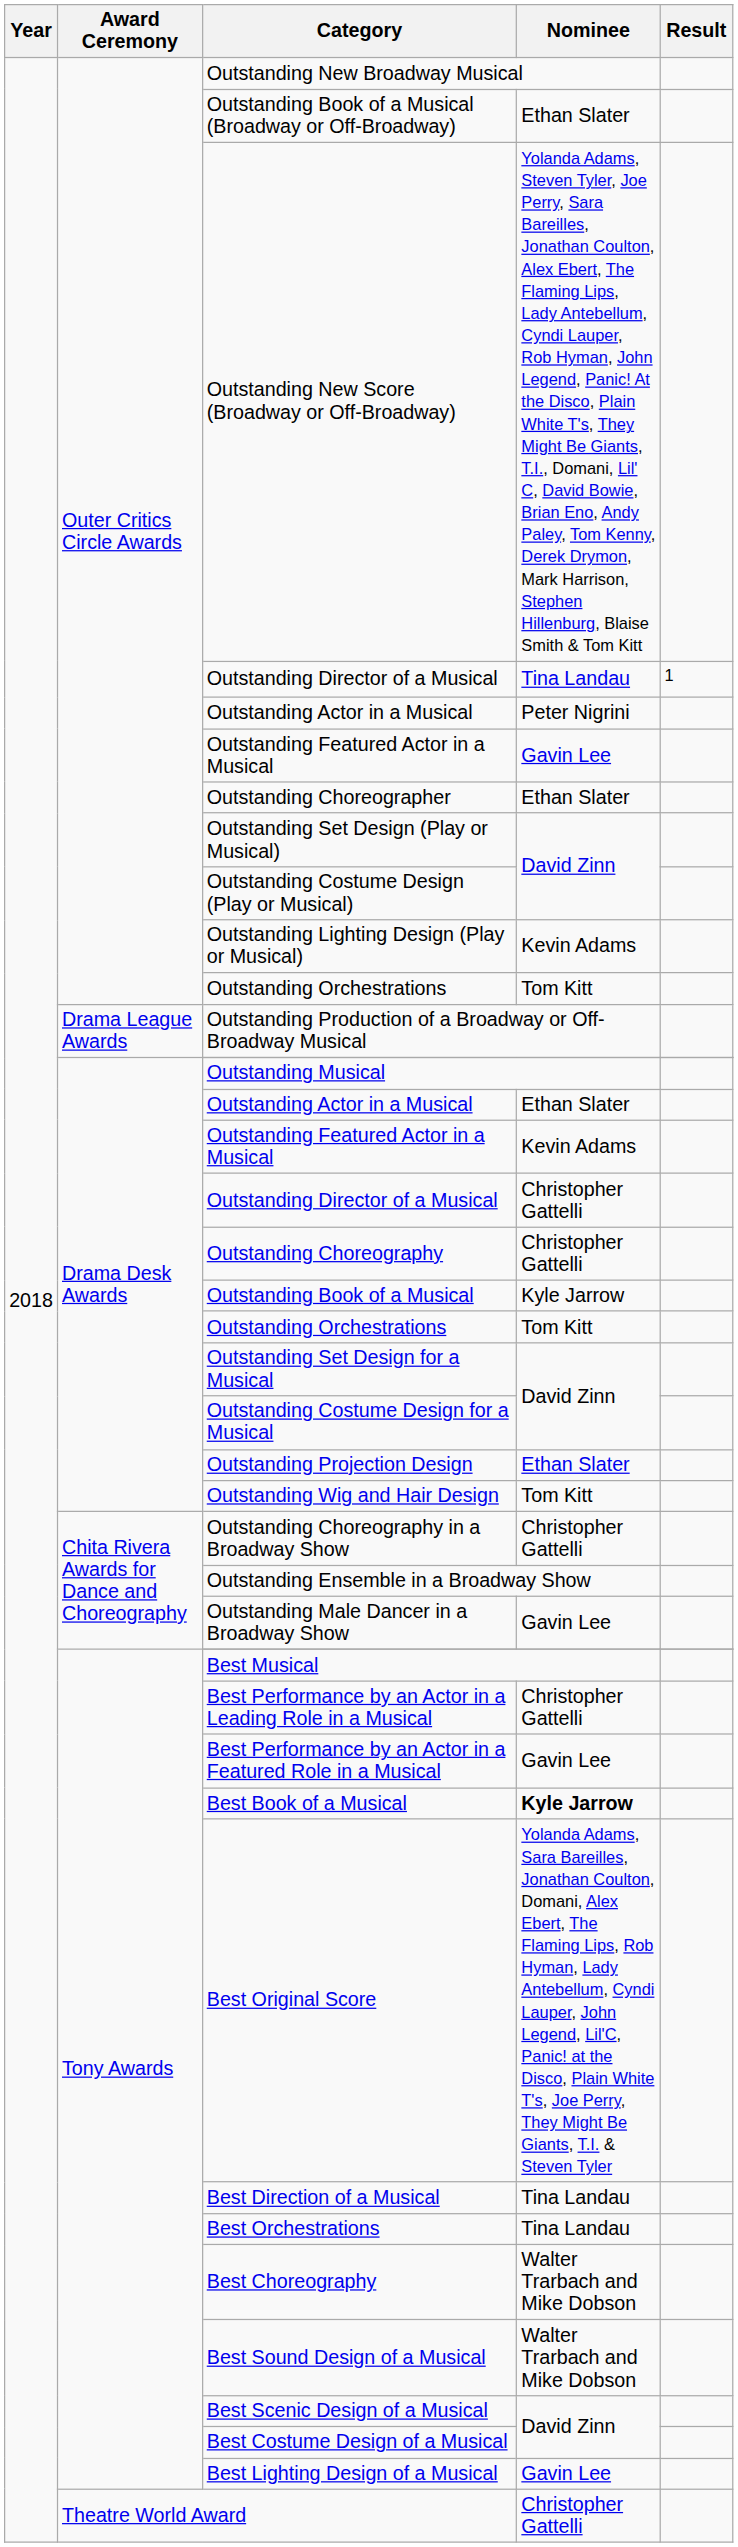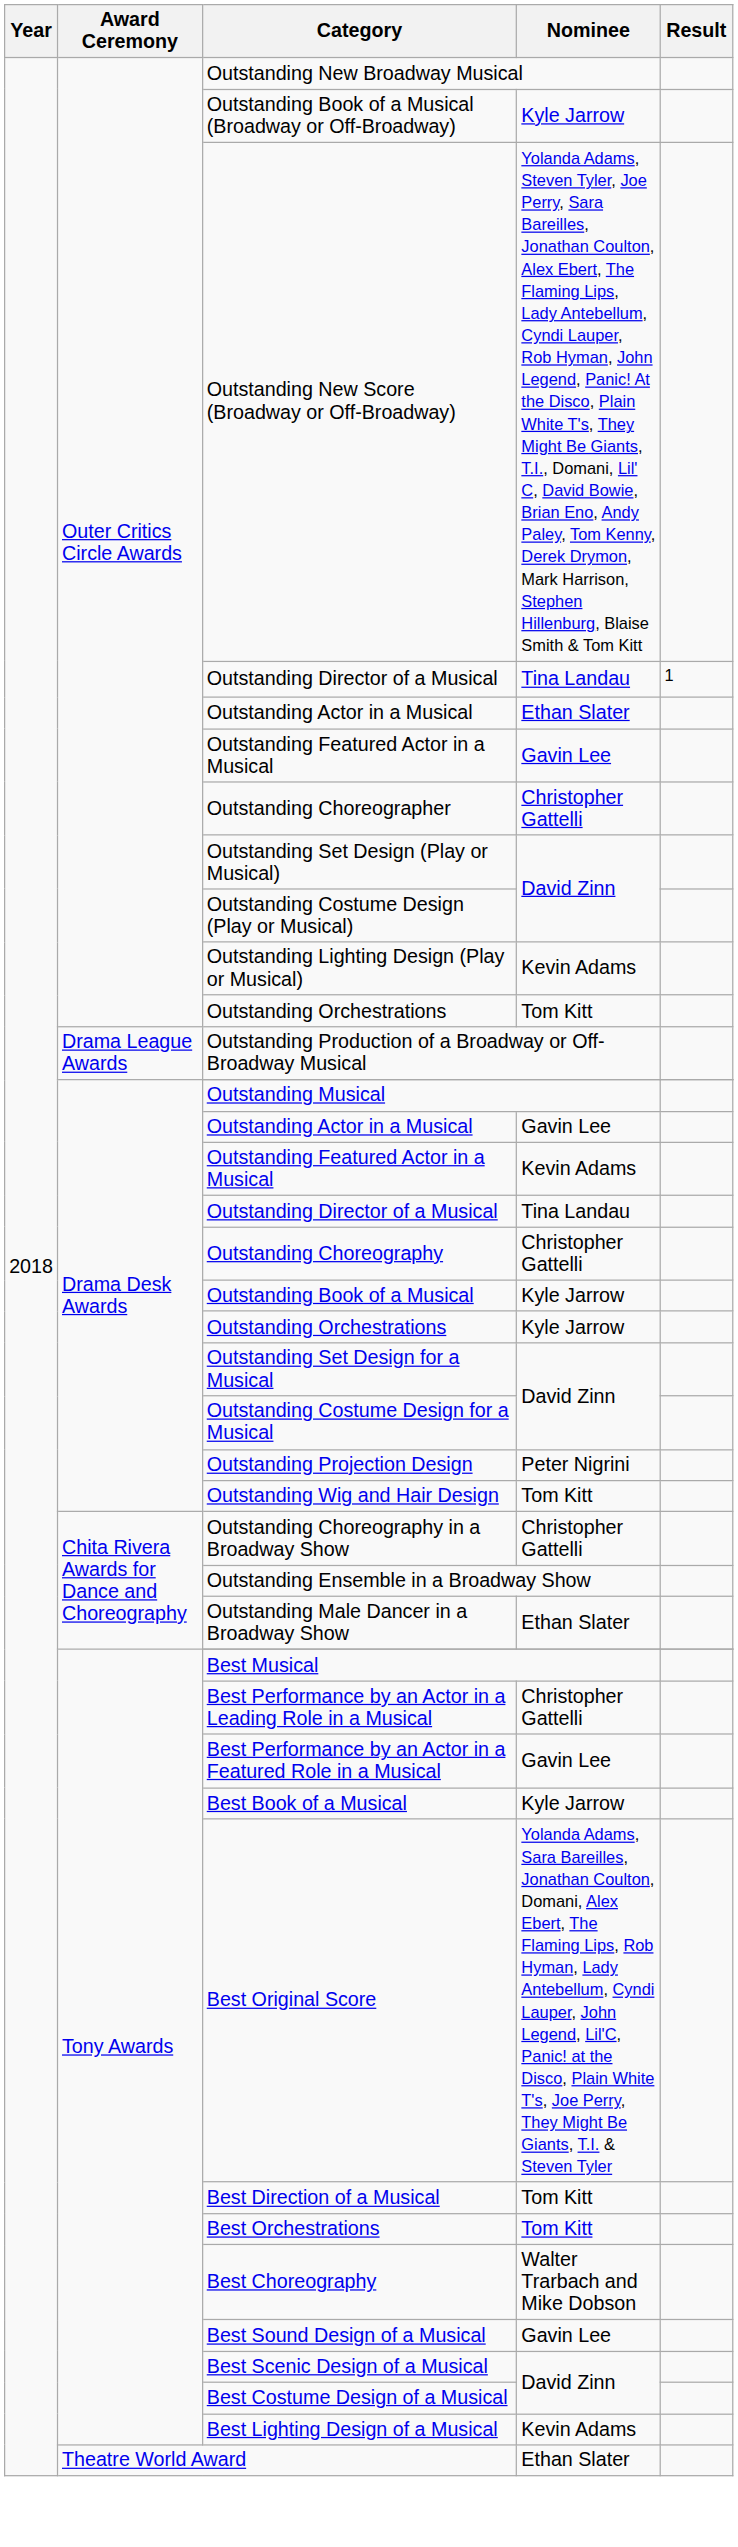(576, 115) Ethan Slater -> (573, 115) Kyle Jarrow
(575, 712) Peter Nigrini -> (576, 712) Ethan Slater
(576, 797) Ethan Slater -> (572, 808) Christopher Gattelli
(576, 1104) Ethan Slater -> (566, 1126) Gavin Lee
(572, 1200) Christopher Gattelli -> (576, 1211) Tina Landau
(557, 1326) Tom Kitt -> (573, 1326) Kyle Jarrow
(576, 1464) Ethan Slater -> (575, 1464) Peter Nigrini
(566, 1622) Gavin Lee -> (576, 1622) Ethan Slater
(577, 1803) bold -> (573, 1803) normal
(576, 2197) Tina Landau -> (557, 2197) Tom Kitt
(576, 2228) Tina Landau -> (557, 2228) Tom Kitt
(580, 2357) Walter Trarbach and Mike Dobson -> (566, 2335) Gavin Lee
(566, 2473) Gavin Lee -> (579, 2429) Kevin Adams
(572, 2515) Christopher Gattelli -> (576, 2460) Ethan Slater
